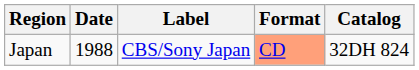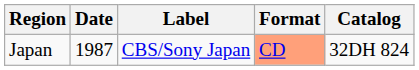(94, 49) 1988 -> (94, 49) 1987
